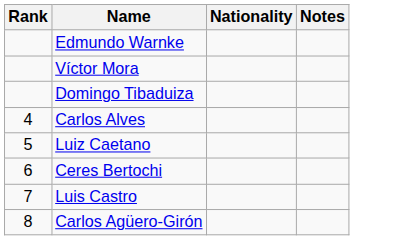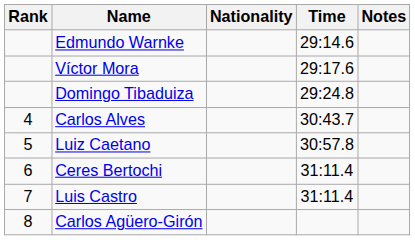+ column: (327, 17)
